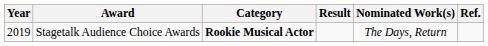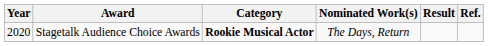columns swapped: (406, 13) <-> (335, 13)
(19, 32) 2019 -> (19, 32) 2020
